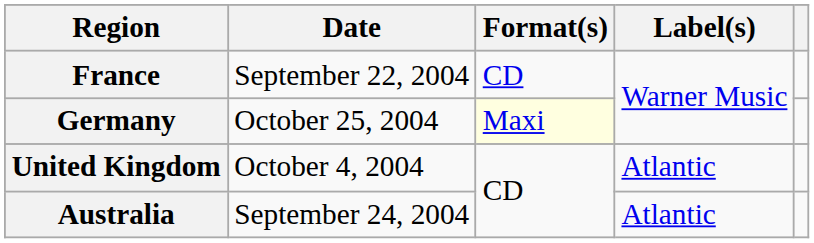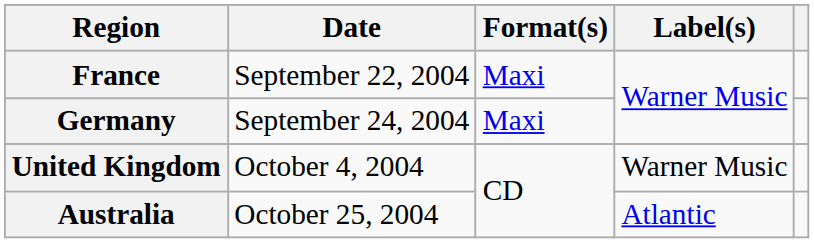(503, 74) CD -> (514, 74) Maxi
(336, 120) October 25, 2004 -> (352, 120) September 24, 2004
(514, 120) lightyellow background -> (514, 120) no background
(669, 167) Atlantic -> (704, 167) Warner Music
(352, 213) September 24, 2004 -> (336, 213) October 25, 2004
